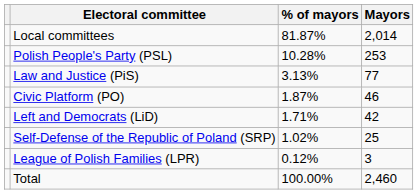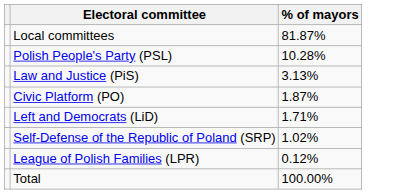- column: (387, 14)
